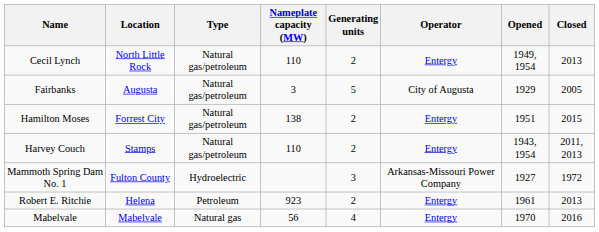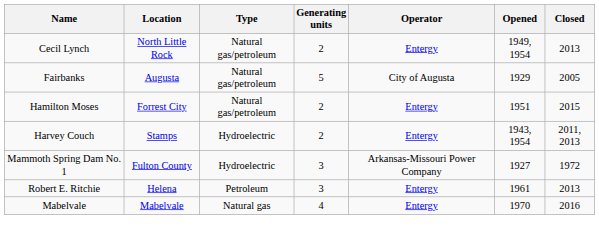- column: (293, 25)
(218, 148) Natural gas/petroleum -> (247, 136) Hydroelectric
(353, 201) 2 -> (321, 188) 3
